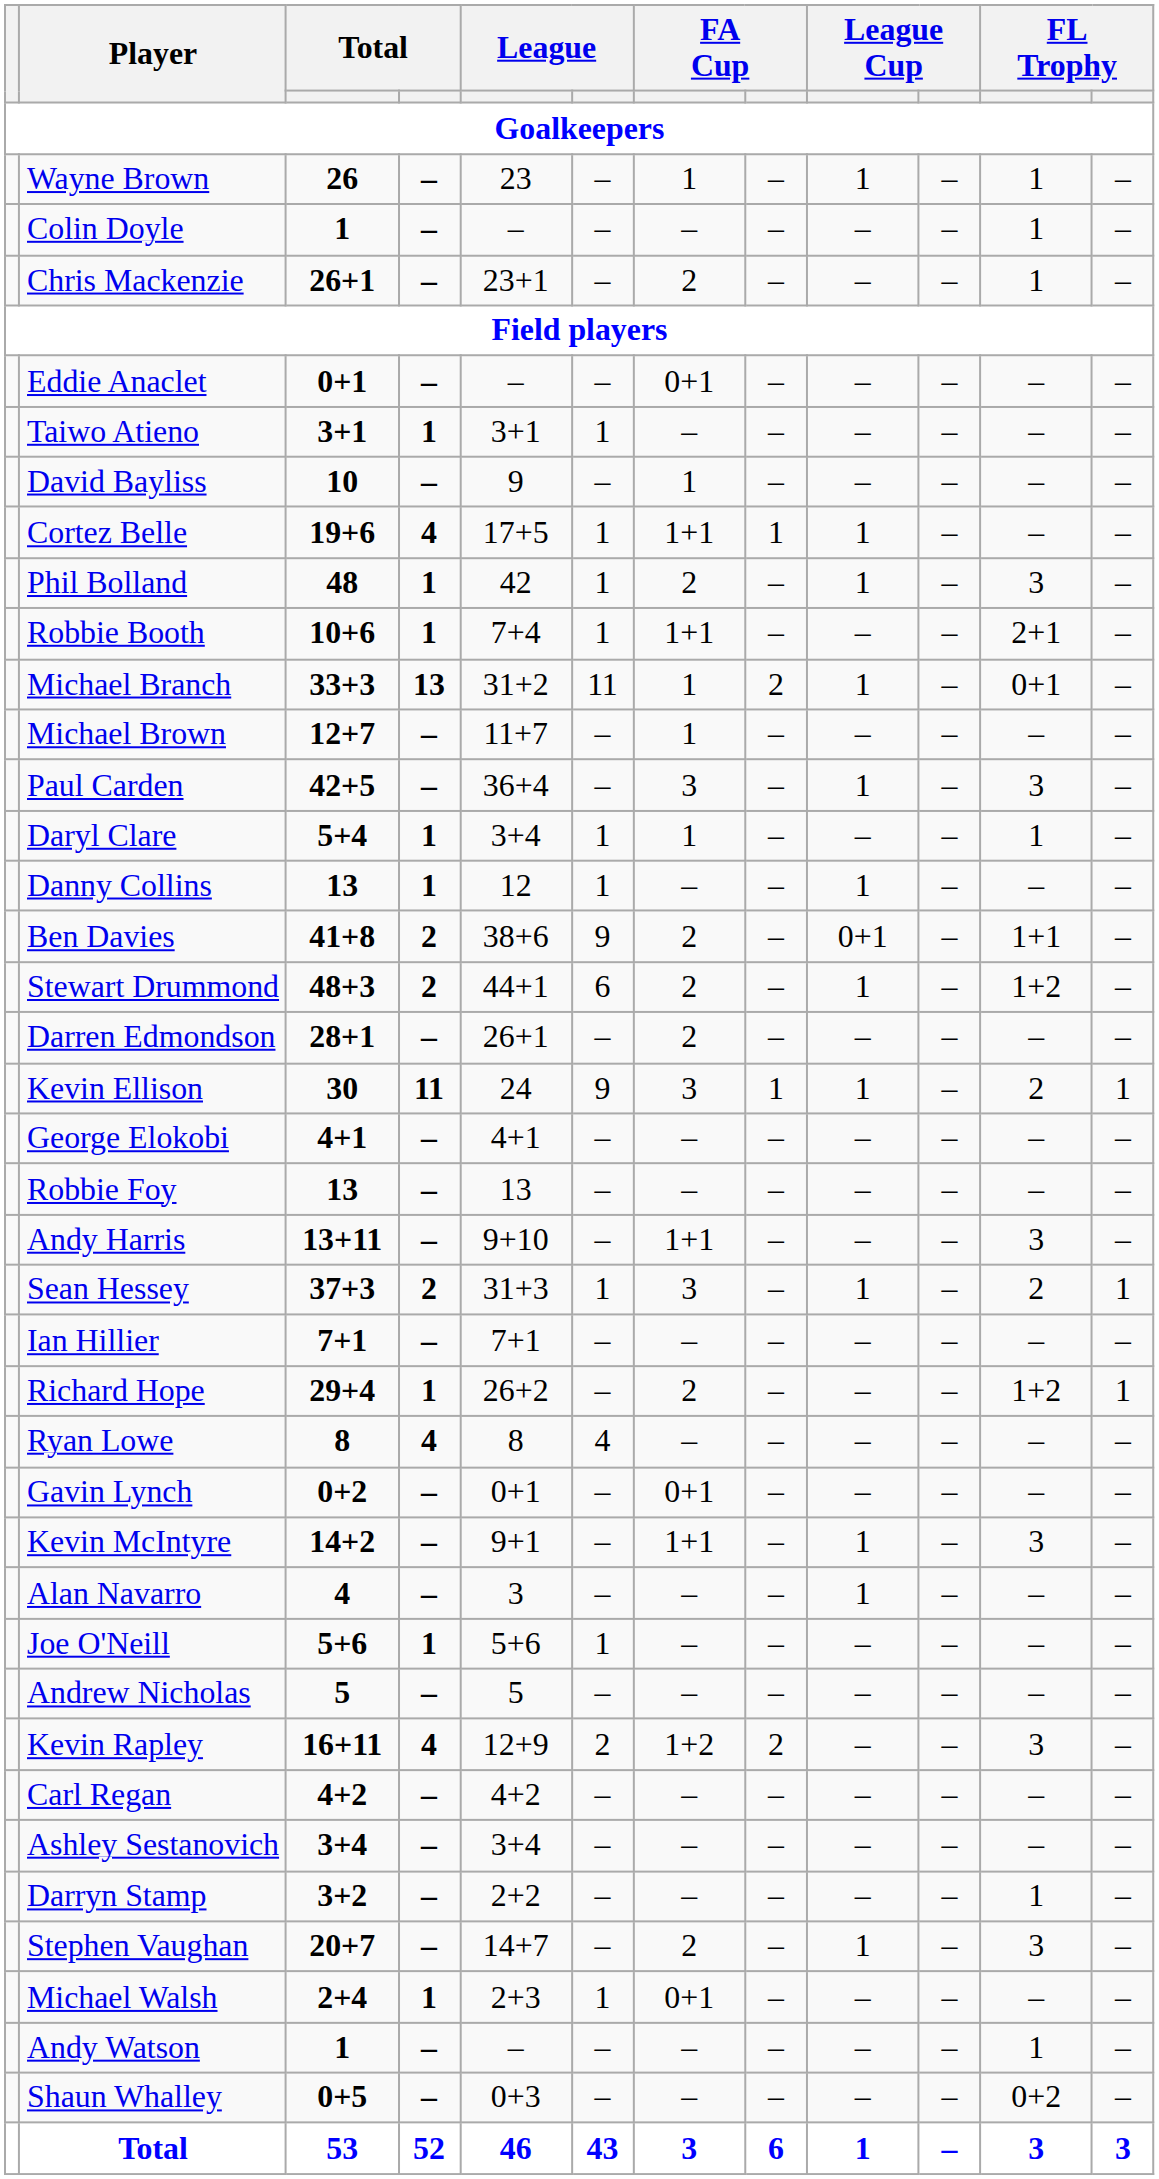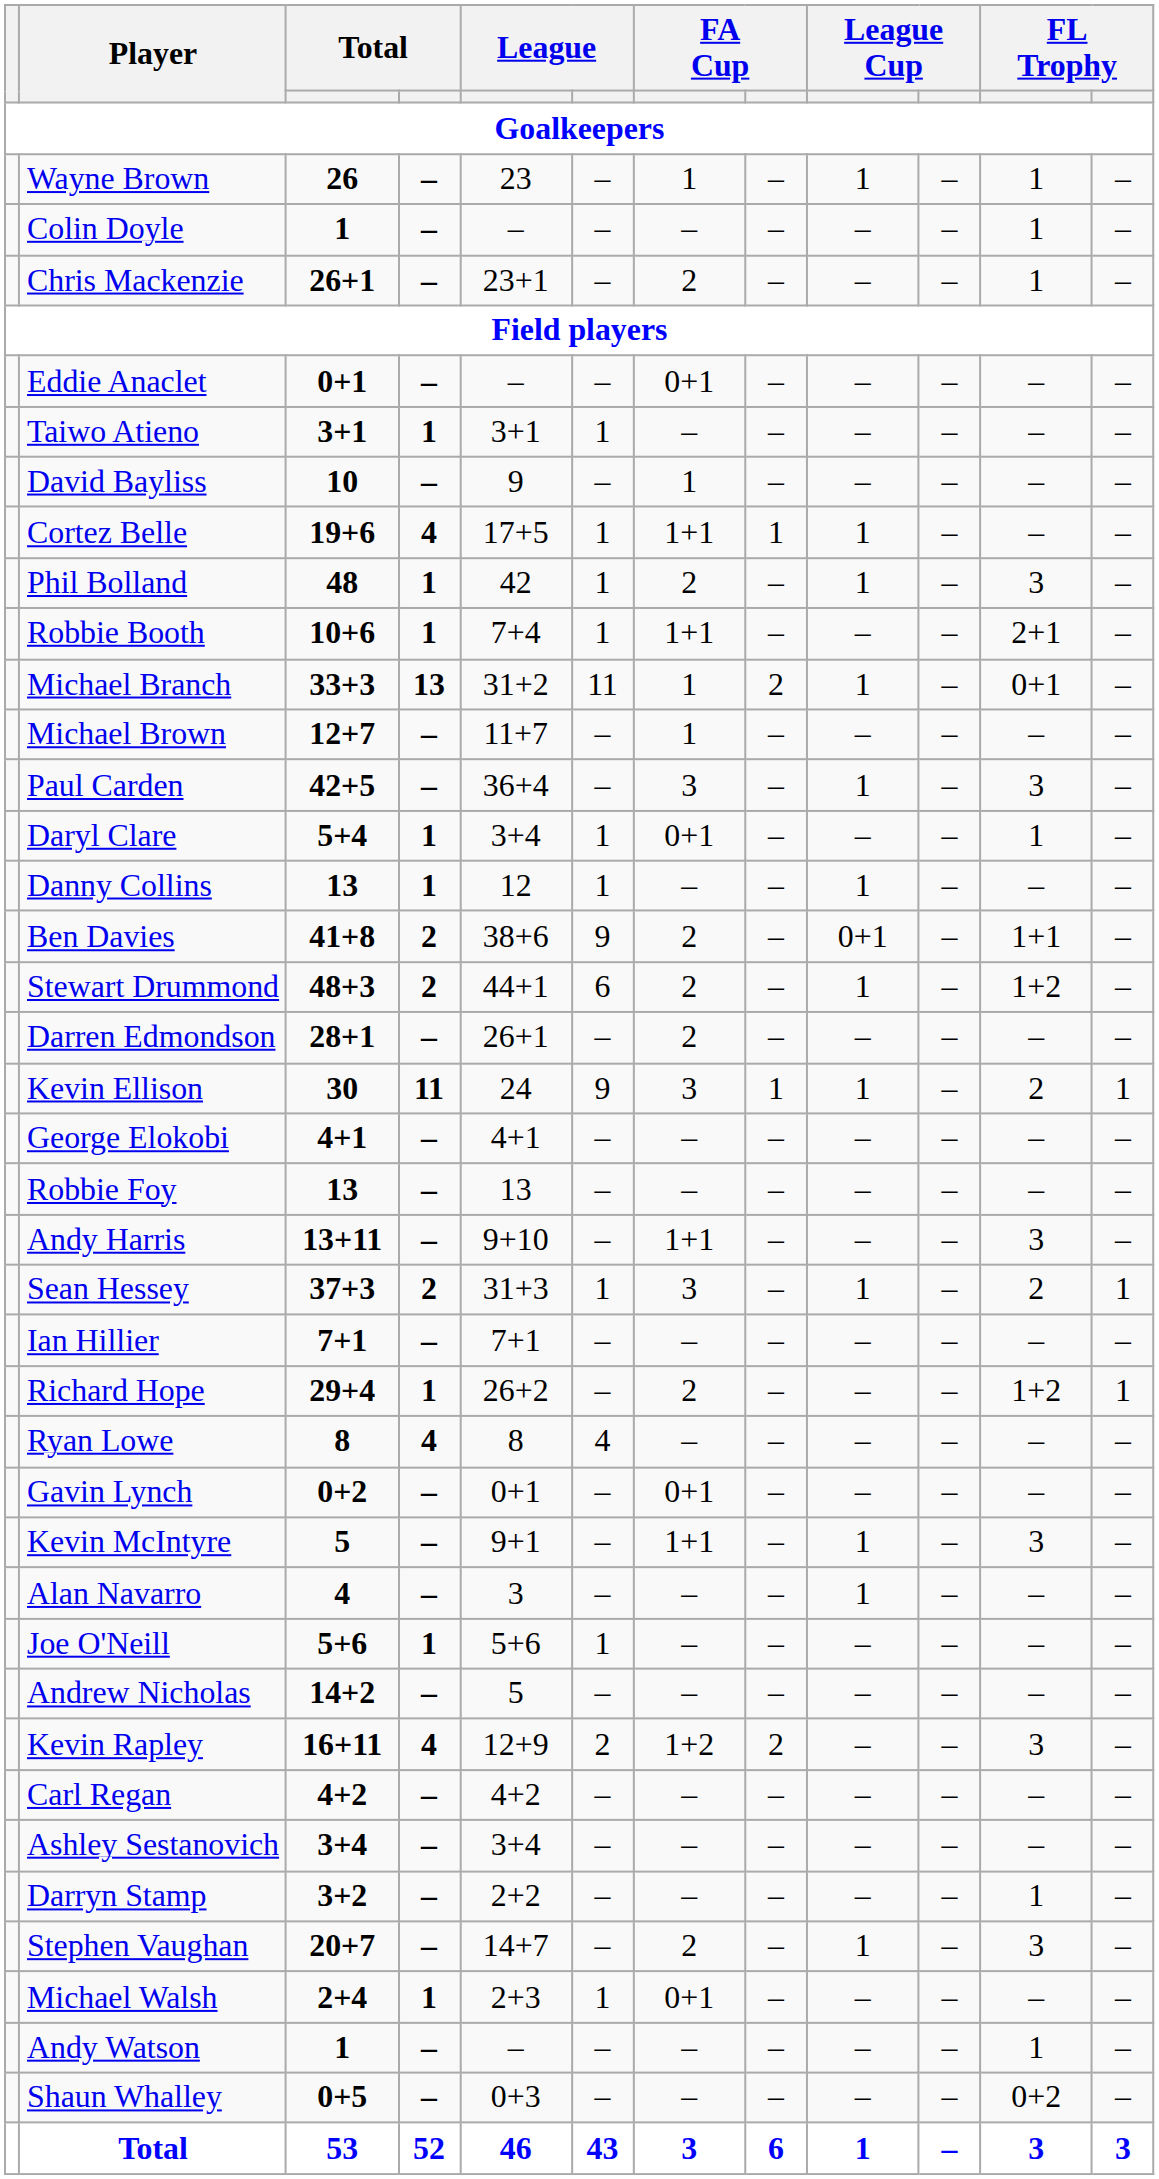(689, 835) 1 -> (689, 835) 0+1
(342, 1542) 14+2 -> (342, 1542) 5
(342, 1693) 5 -> (342, 1693) 14+2
